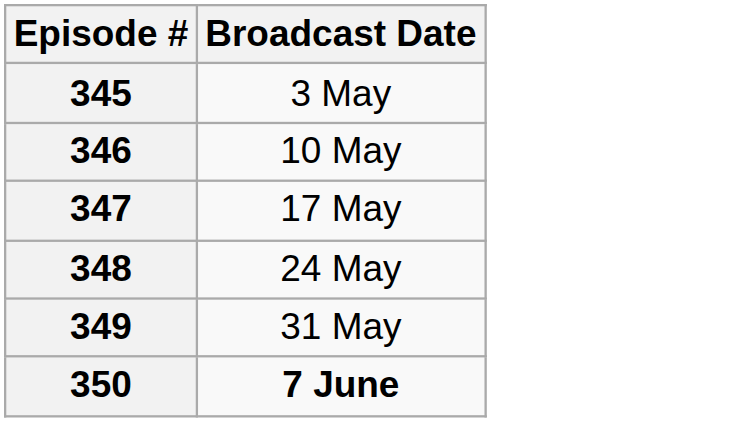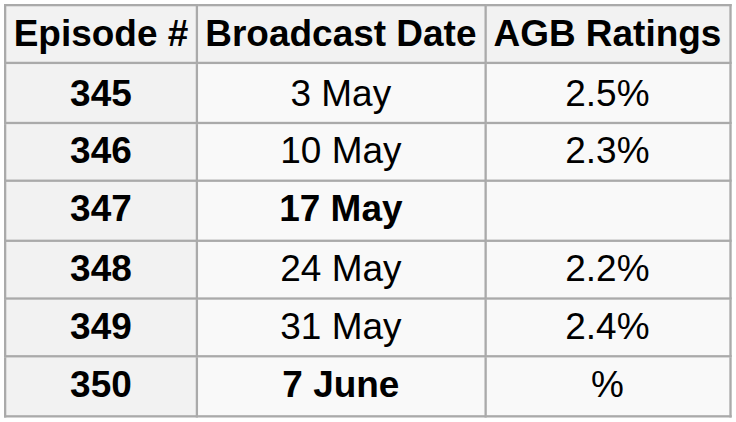+ column: (607, 33)
(341, 209) normal -> (341, 209) bold
